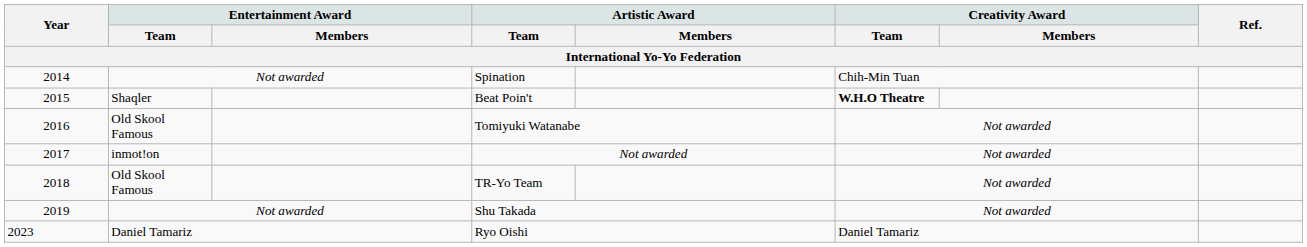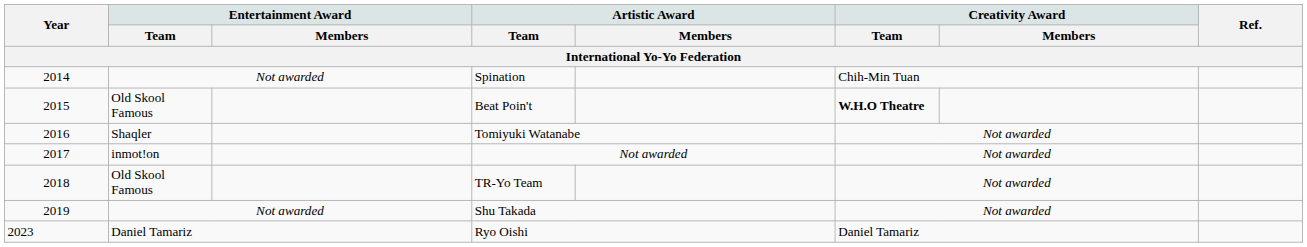(131, 98) Shaqler -> (138, 105) Old Skool Famous
(138, 126) Old Skool Famous -> (131, 133) Shaqler
